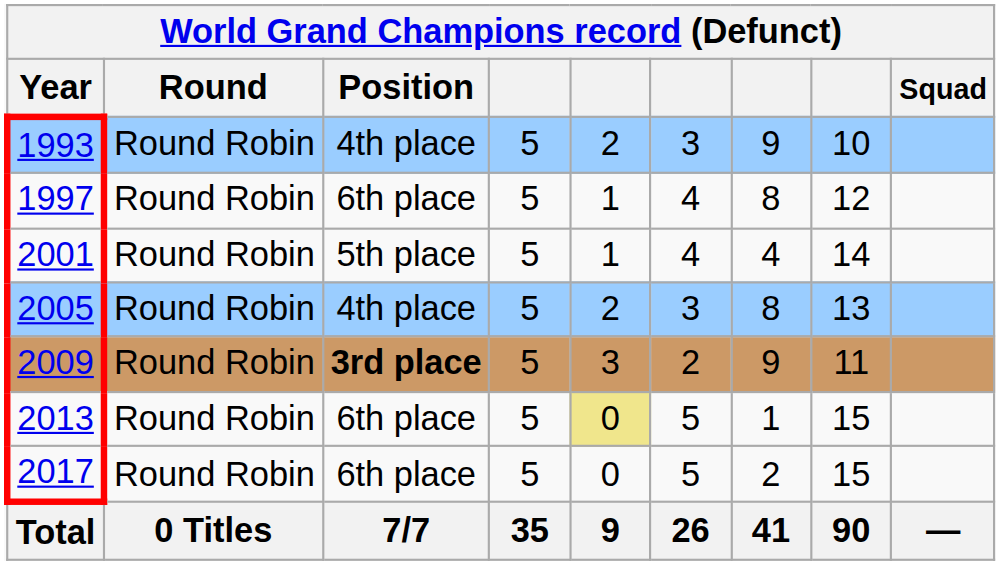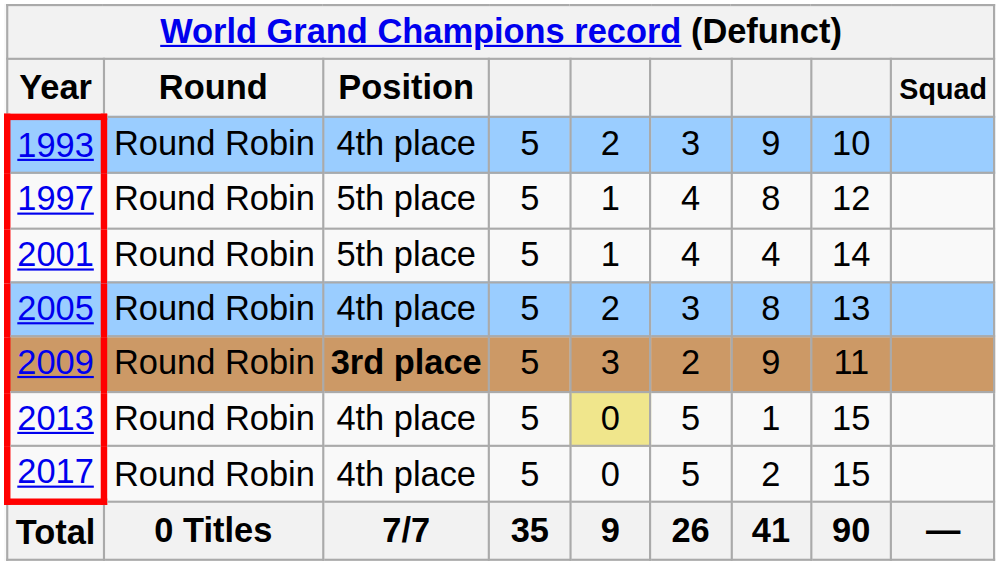(406, 199) 6th place -> (406, 199) 5th place
(406, 417) 6th place -> (406, 417) 4th place
(406, 473) 6th place -> (406, 473) 4th place
